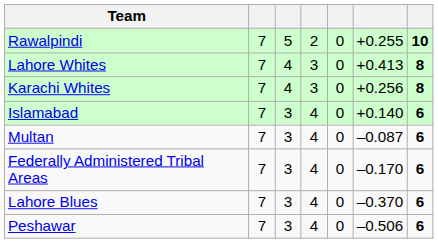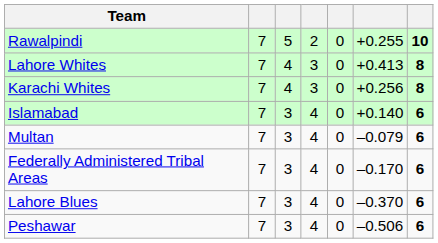(380, 137) –0.087 -> (380, 137) –0.079
